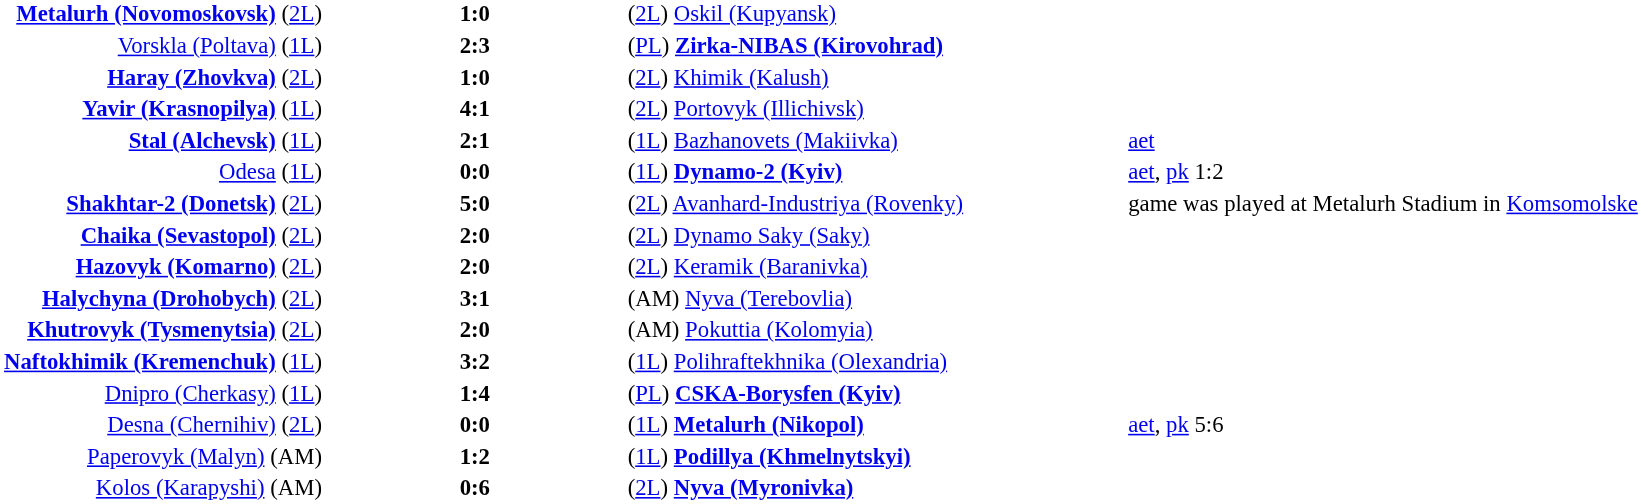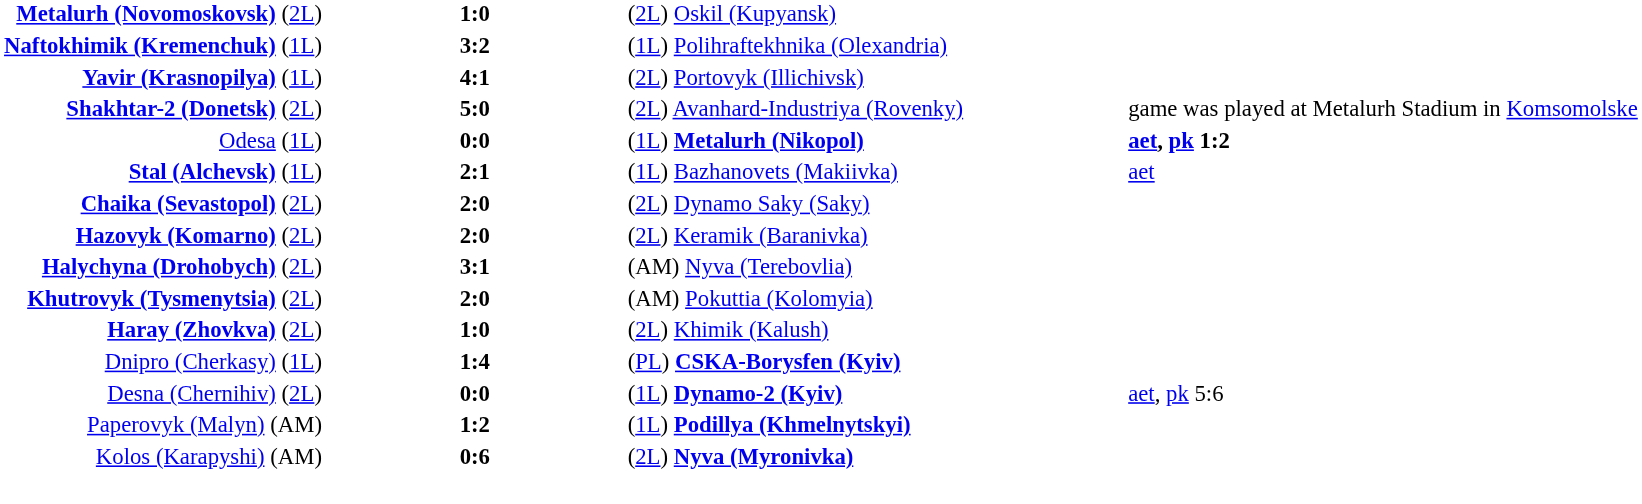- row: (220, 45)
rows swapped: (163, 361) <-> (215, 77)
rows swapped: (225, 140) <-> (194, 203)
(735, 172) (1L) Dynamo-2 (Kyiv) -> (746, 140) (1L) Metalurh (Nikopol)
(1176, 172) normal -> (1179, 140) bold
(746, 424) (1L) Metalurh (Nikopol) -> (735, 393) (1L) Dynamo-2 (Kyiv)
